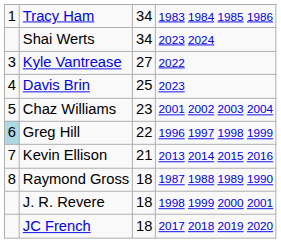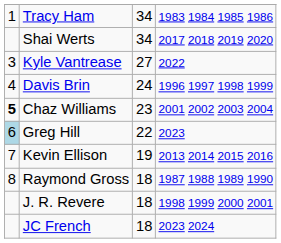(186, 39) 2023 2024 -> (216, 39) 2017 2018 2019 2020
(144, 86) 25 -> (144, 86) 24
(172, 86) 2023 -> (216, 86) 1996 1997 1998 1999
(12, 109) normal -> (12, 109) bold
(216, 133) 1996 1997 1998 1999 -> (172, 133) 2023
(144, 156) 21 -> (144, 156) 19
(216, 226) 2017 2018 2019 2020 -> (186, 226) 2023 2024
